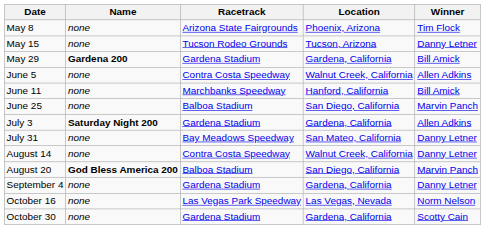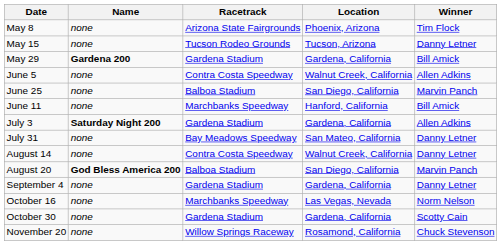rows swapped: (24, 91) <-> (24, 106)
(242, 201) Las Vegas Park Speedway -> (237, 201) Marchbanks Speedway
+ row: (36, 232)
